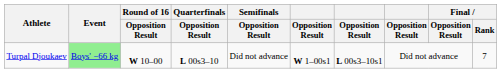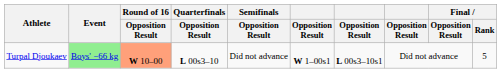(146, 61) no background -> (146, 61) lightsalmon background
(485, 56) 7 -> (485, 56) 5
